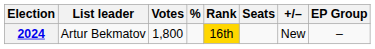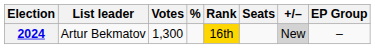(168, 33) 1,800 -> (168, 33) 1,300
(293, 33) no background -> (293, 33) lightgrey background
